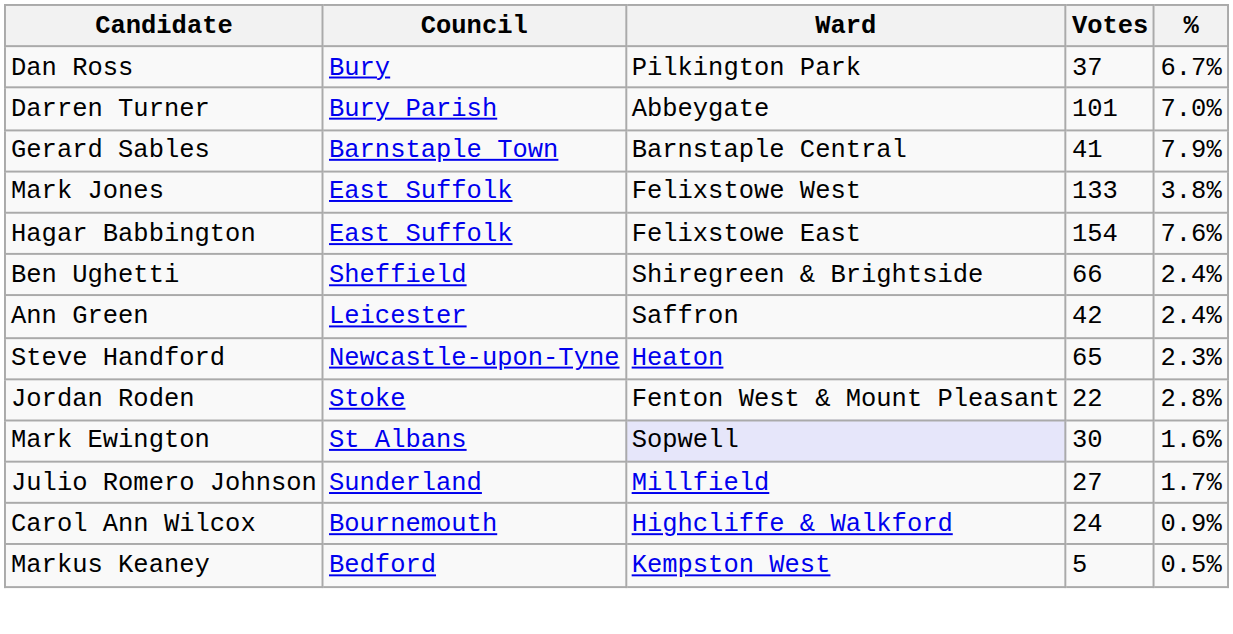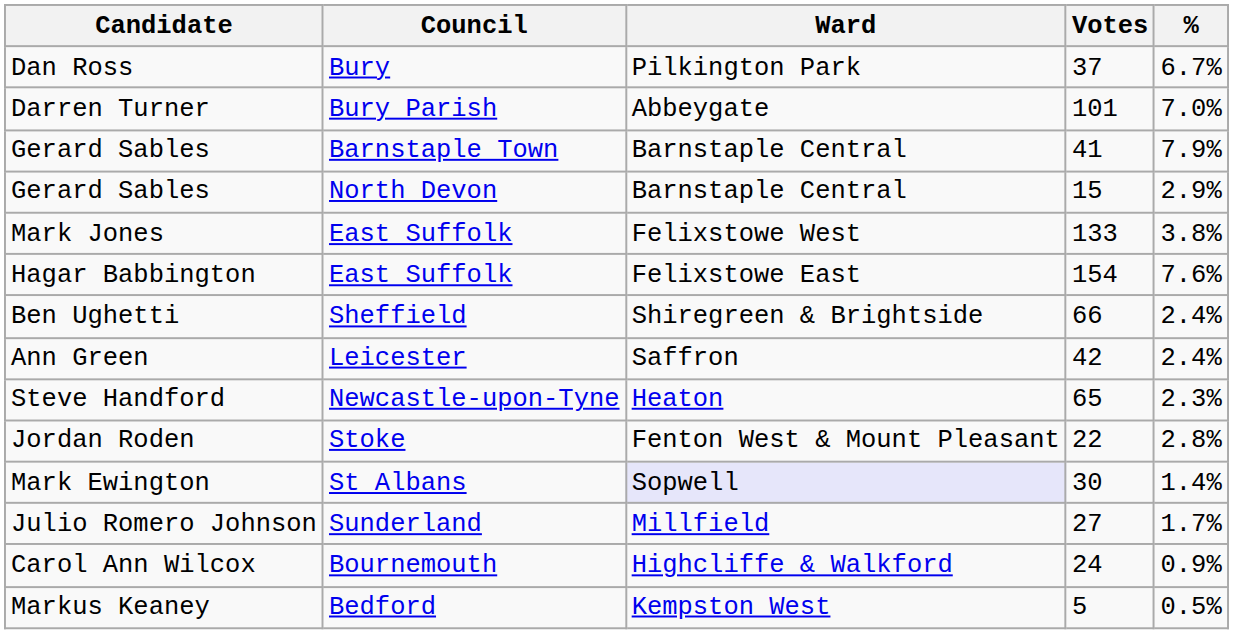+ row: (110, 192)
(1191, 441) 1.6% -> (1191, 483) 1.4%
